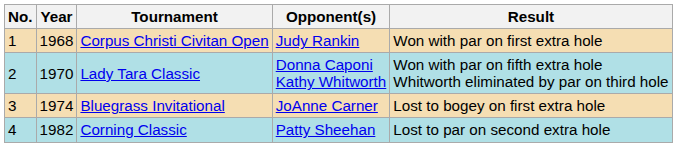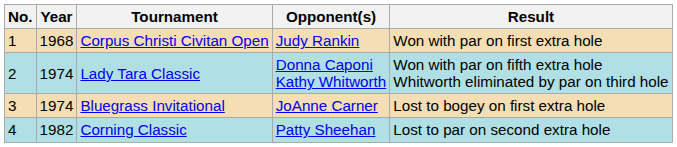(56, 73) 1970 -> (56, 73) 1974
